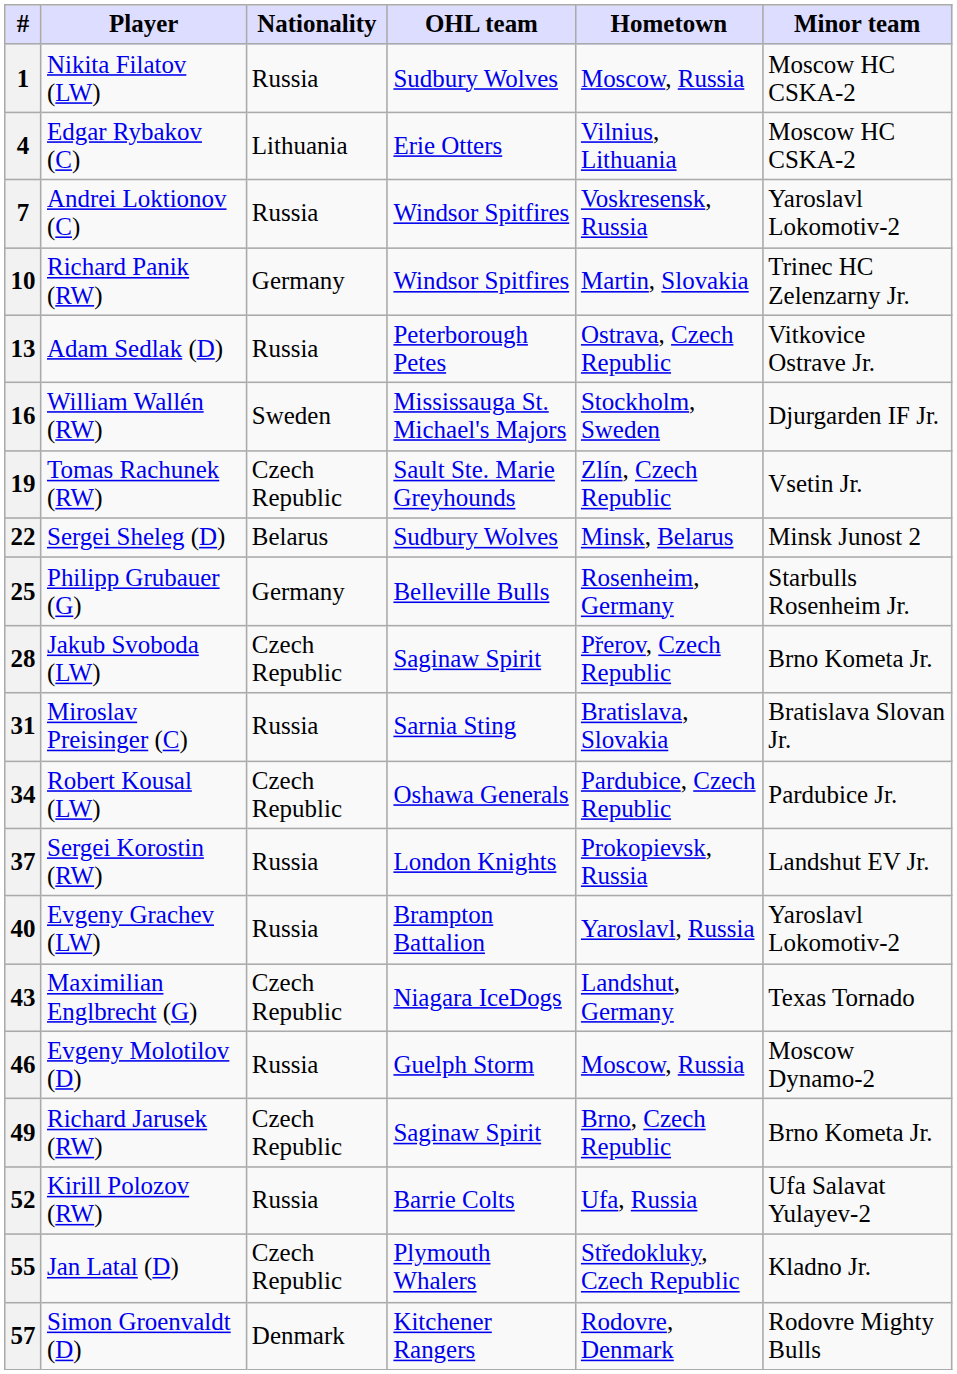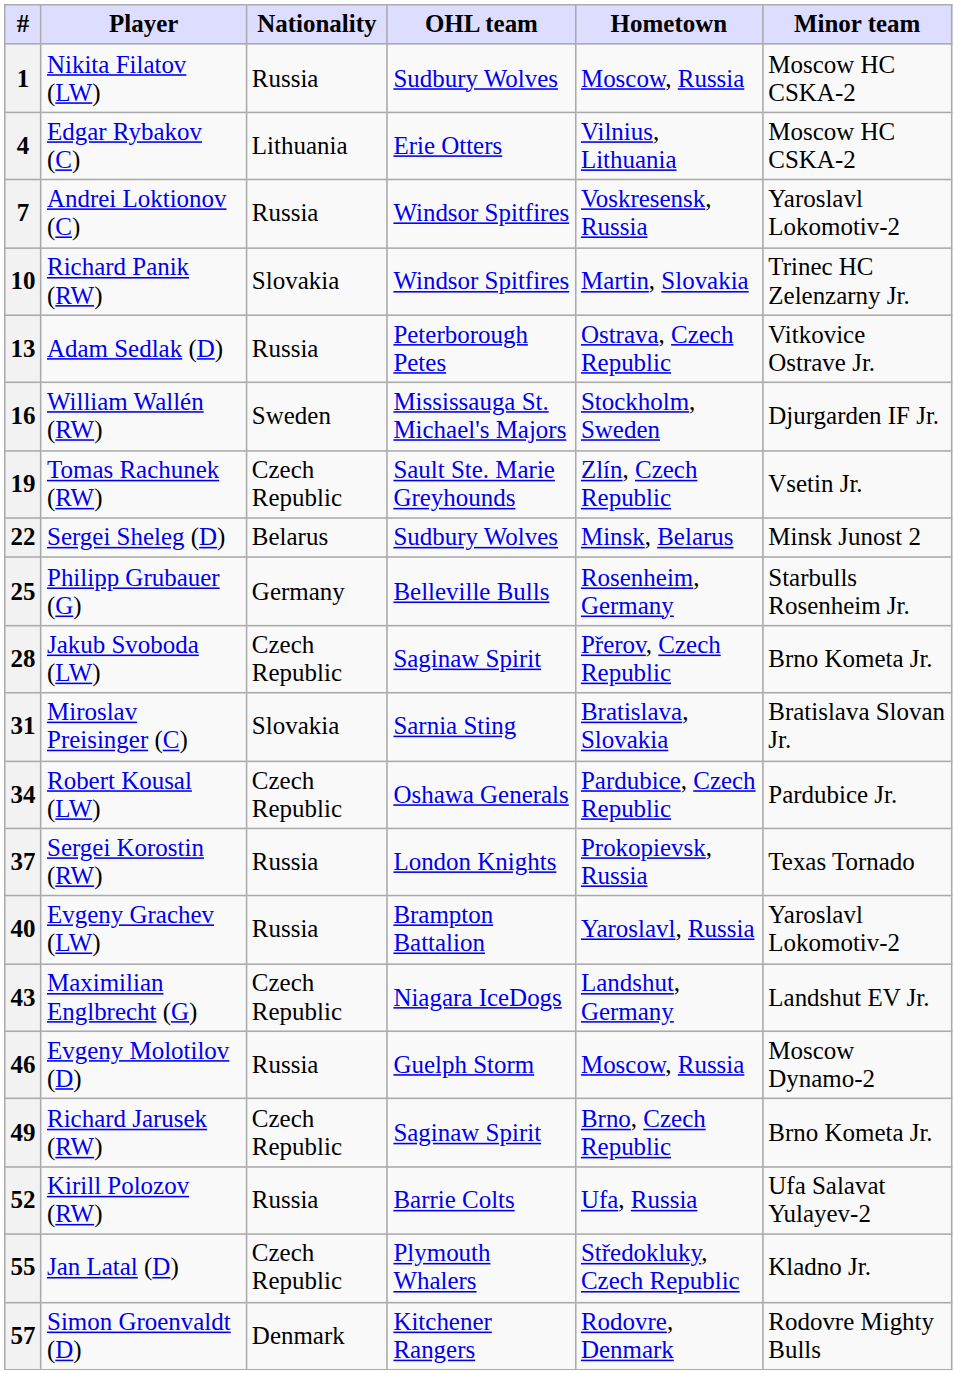(298, 280) Germany -> (296, 280) Slovakia
(285, 726) Russia -> (296, 726) Slovakia
(849, 861) Landshut EV Jr. -> (842, 861) Texas Tornado
(842, 997) Texas Tornado -> (849, 997) Landshut EV Jr.
